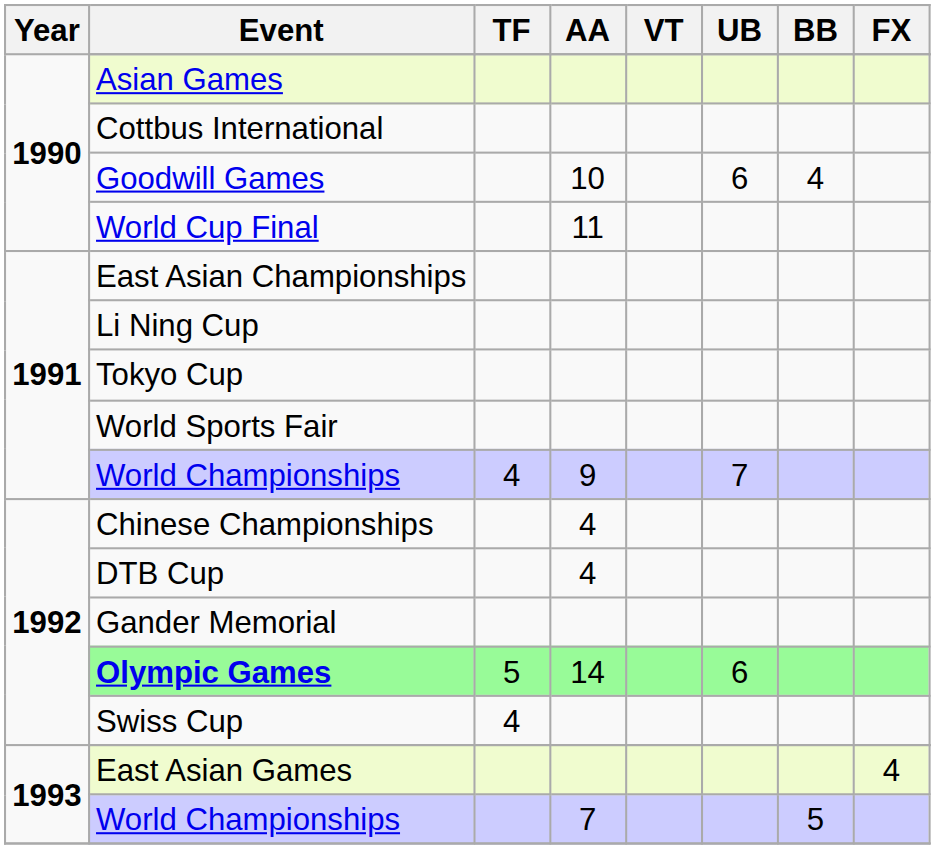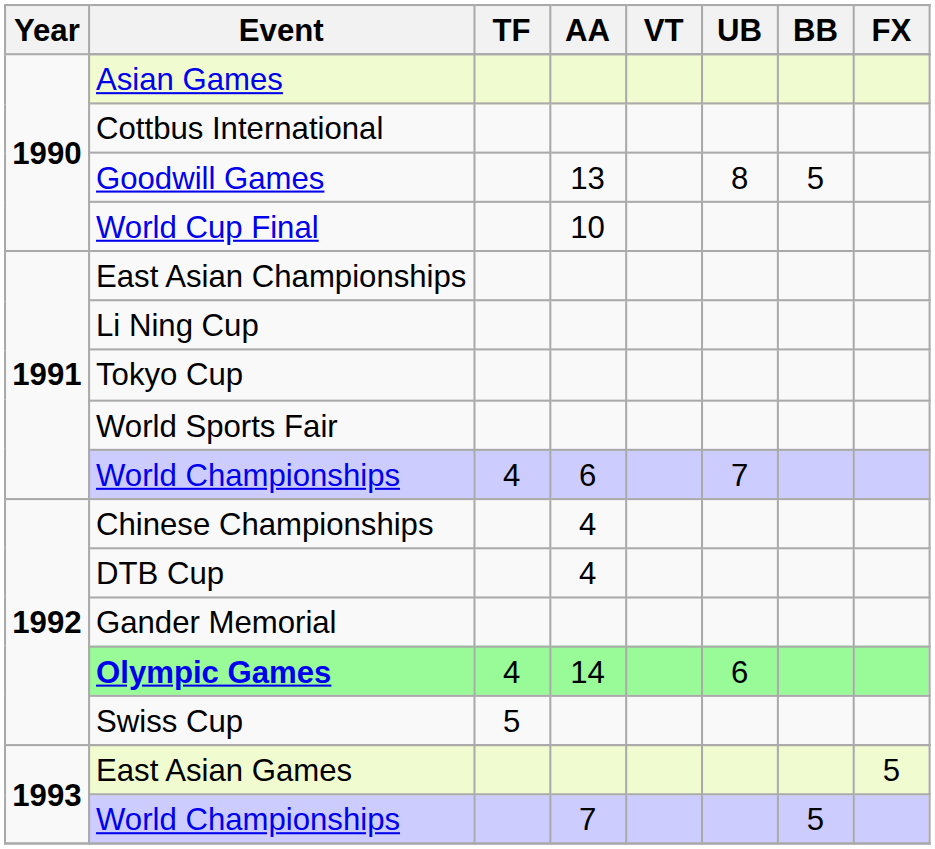(588, 178) 10 -> (588, 178) 13
(740, 178) 6 -> (740, 178) 8
(816, 178) 4 -> (816, 178) 5
(588, 227) 11 -> (588, 227) 10
(588, 474) 9 -> (588, 474) 6
(512, 671) 5 -> (512, 671) 4
(512, 720) 4 -> (512, 720) 5
(892, 770) 4 -> (892, 770) 5
